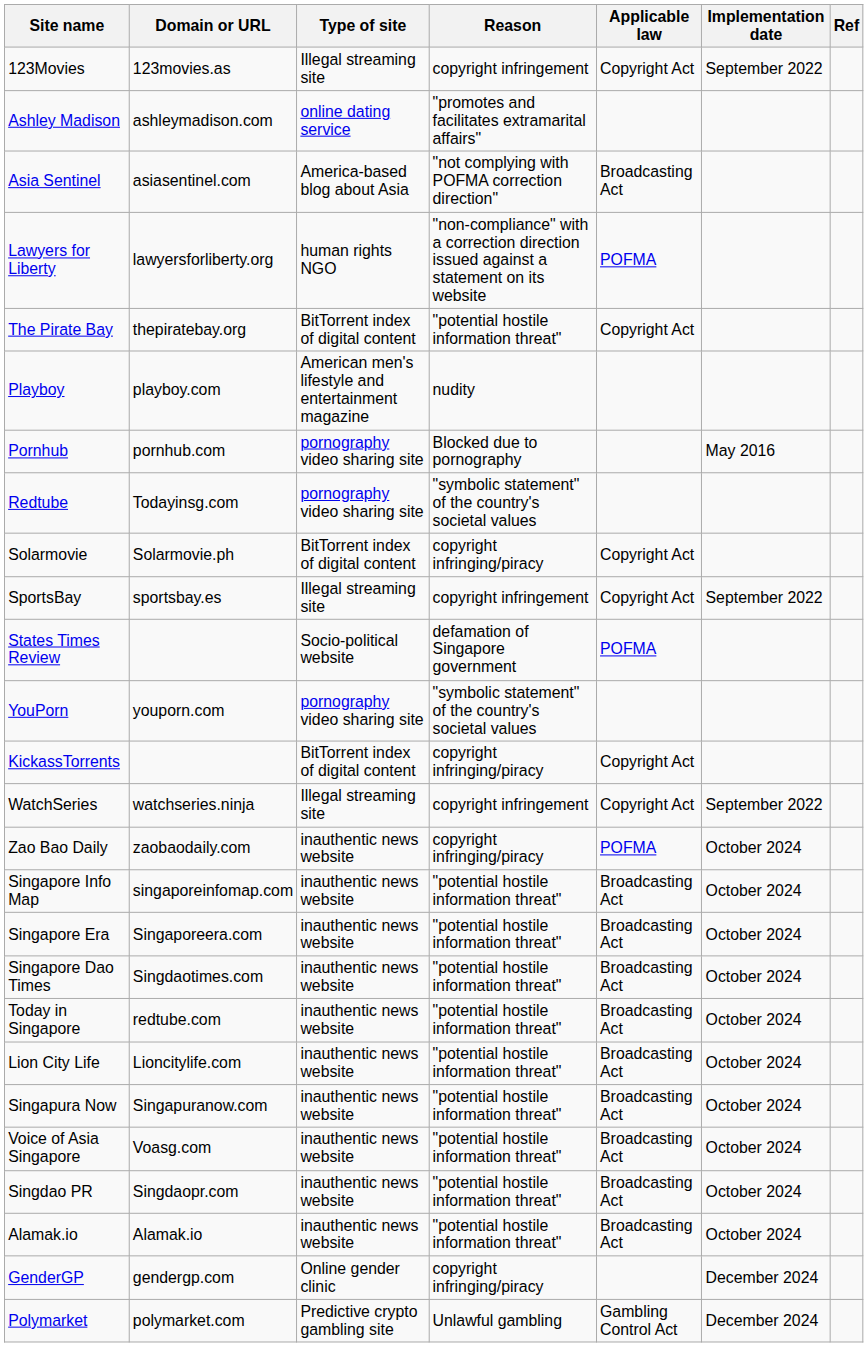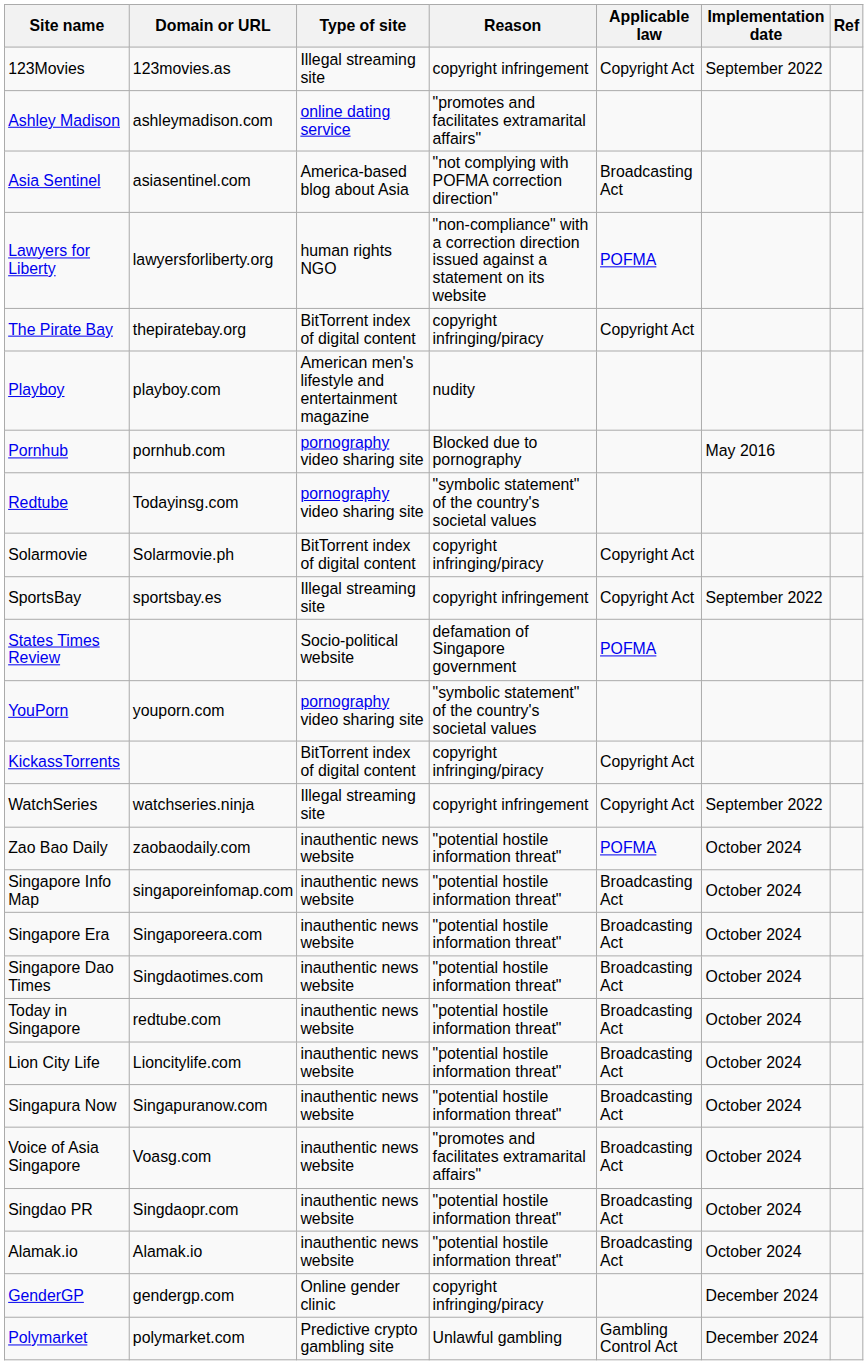(497, 329) "potential hostile information threat" -> (488, 329) copyright infringing/piracy
(488, 848) copyright infringing/piracy -> (497, 848) "potential hostile information threat"
(497, 1148) "potential hostile information threat" -> (509, 1157) "promotes and facilitates extramarital affairs"
